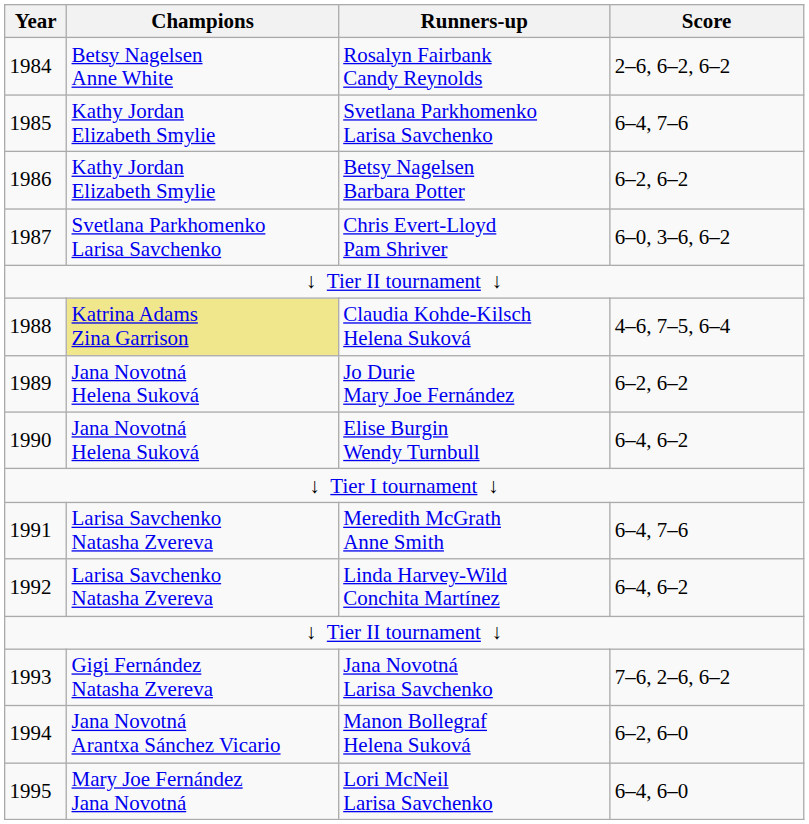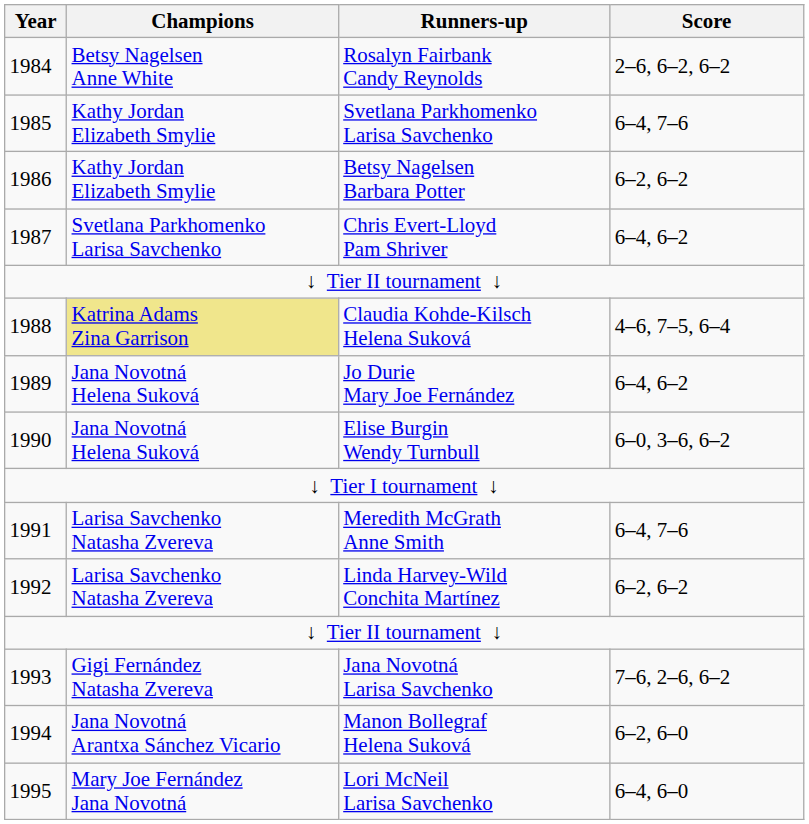(673, 236) 6–0, 3–6, 6–2 -> (652, 236) 6–4, 6–2
(652, 383) 6–2, 6–2 -> (652, 383) 6–4, 6–2
(652, 440) 6–4, 6–2 -> (673, 440) 6–0, 3–6, 6–2
(652, 587) 6–4, 6–2 -> (652, 587) 6–2, 6–2
